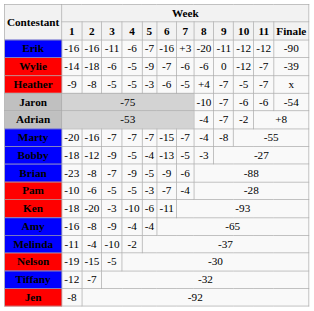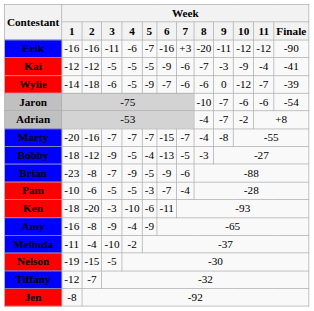+ row: (33, 66)
- row: (33, 84)
(149, 226) -4 -> (149, 226) -9
